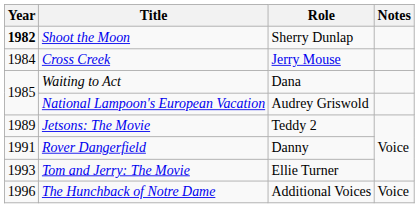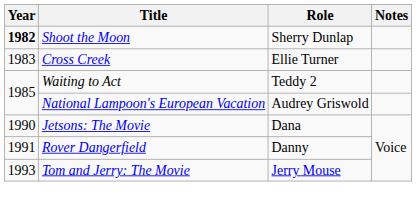(22, 59) 1984 -> (22, 59) 1983
(306, 59) Jerry Mouse -> (305, 59) Ellie Turner
(286, 81) Dana -> (294, 81) Teddy 2
(22, 125) 1989 -> (22, 125) 1990
(294, 125) Teddy 2 -> (286, 125) Dana
(305, 170) Ellie Turner -> (306, 170) Jerry Mouse
- row: (129, 192)
